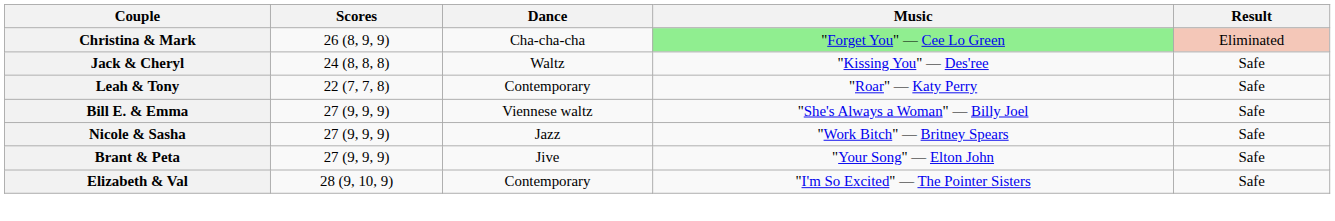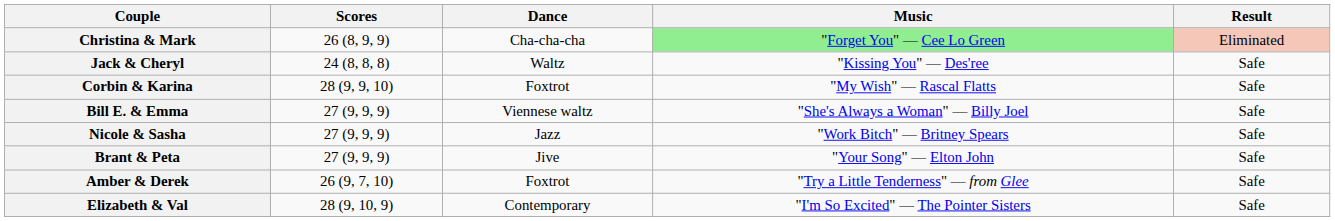- row: (137, 87)
+ row: (137, 87)
+ row: (137, 181)
